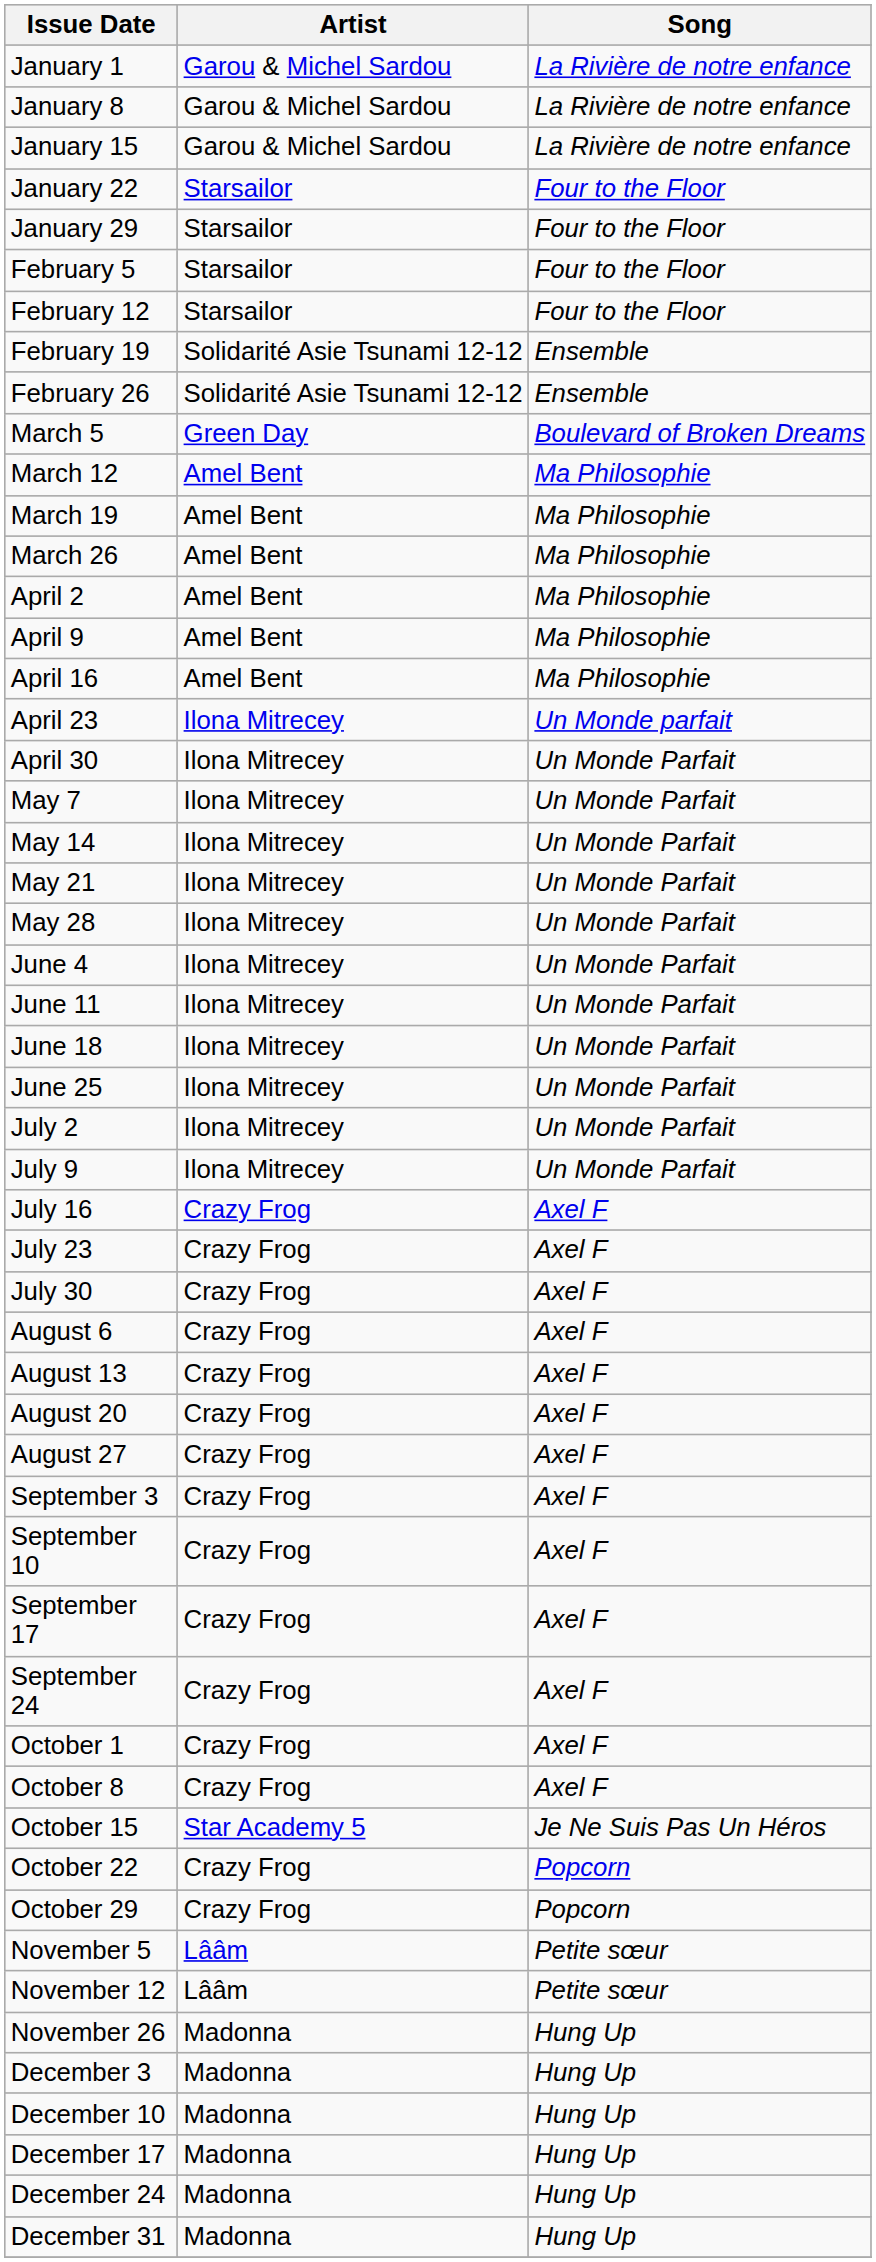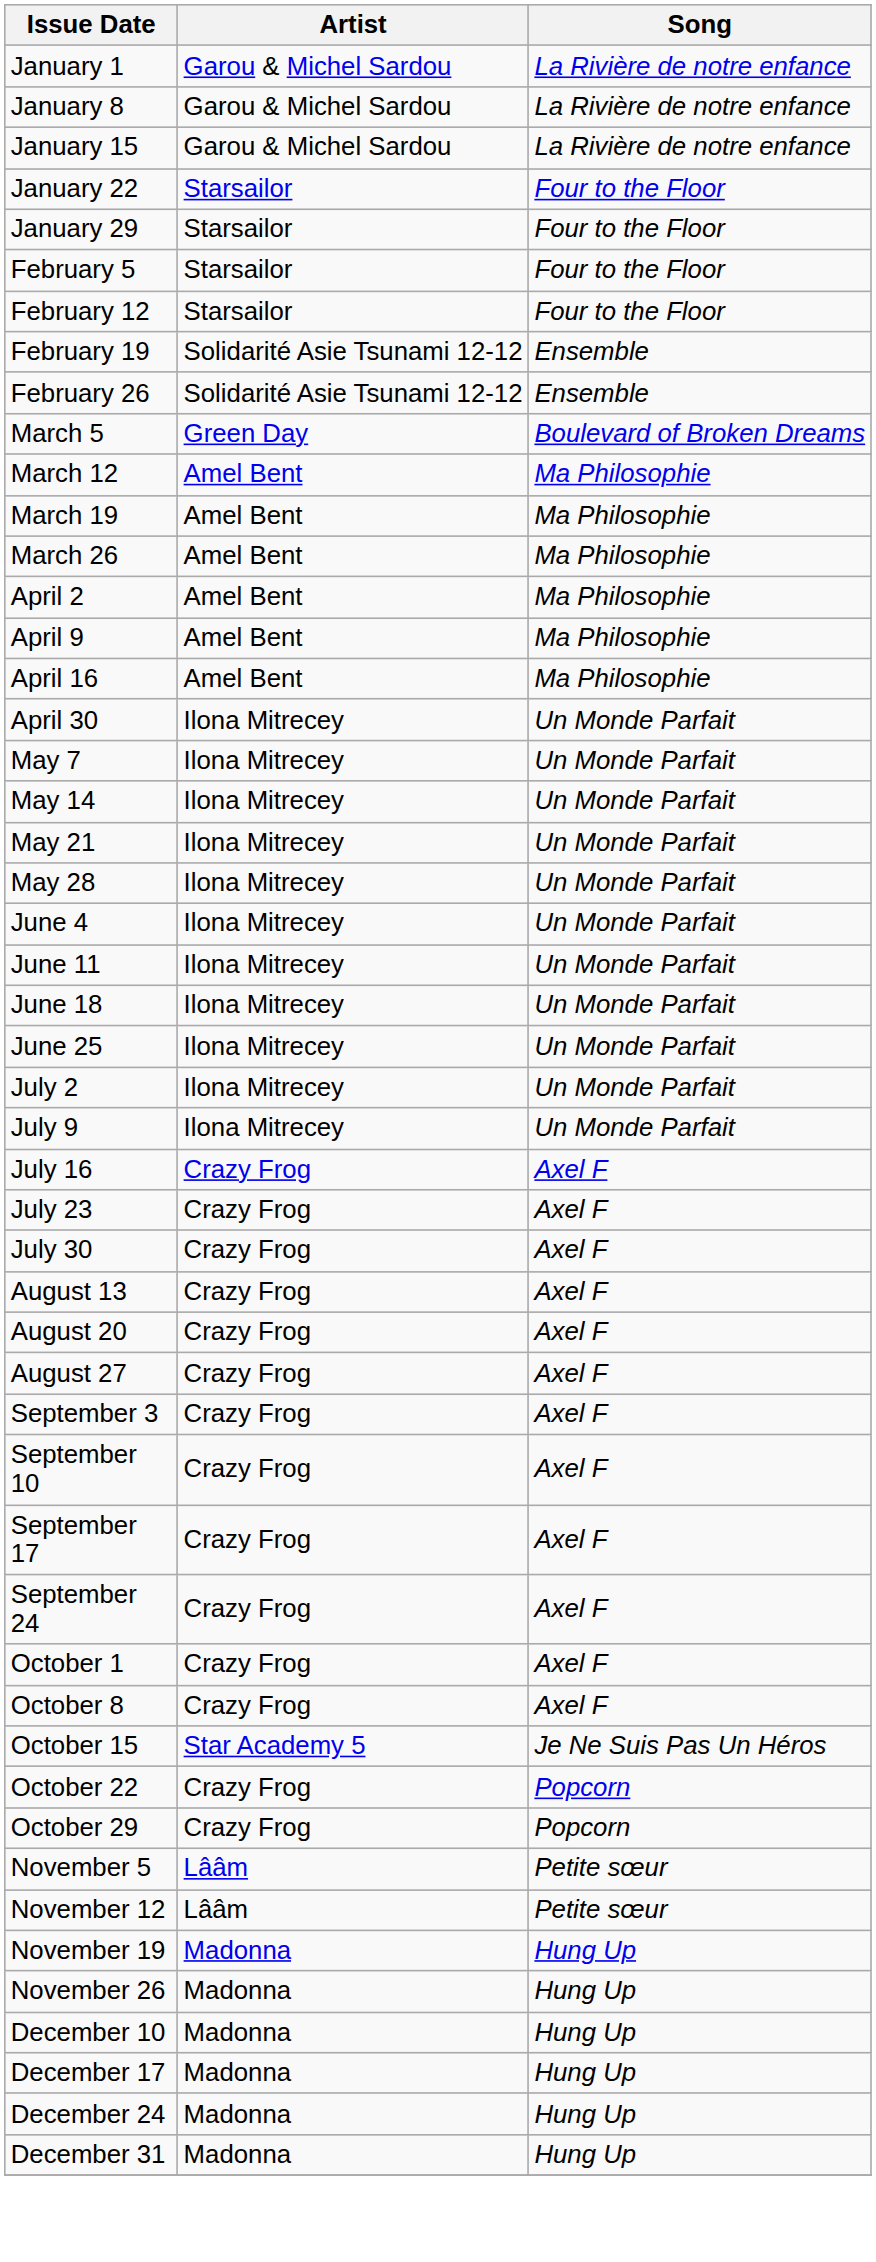- row: (54, 719)
- row: (62, 1332)
+ row: (88, 1950)
- row: (81, 2072)
